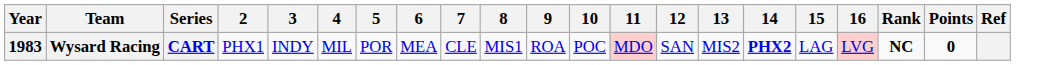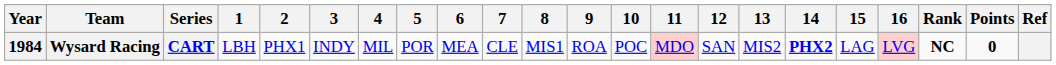+ column: (239, 18)
(25, 46) 1983 -> (25, 46) 1984
